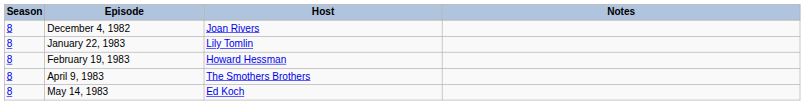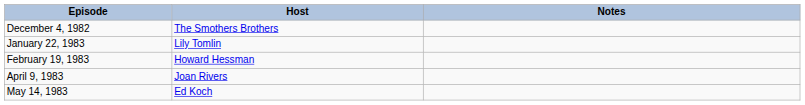- column: (25, 12)
(233, 28) Joan Rivers -> (226, 28) The Smothers Brothers
(258, 76) The Smothers Brothers -> (201, 76) Joan Rivers
